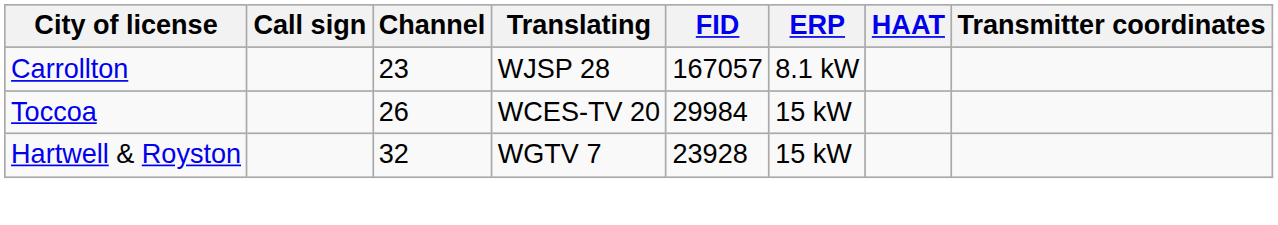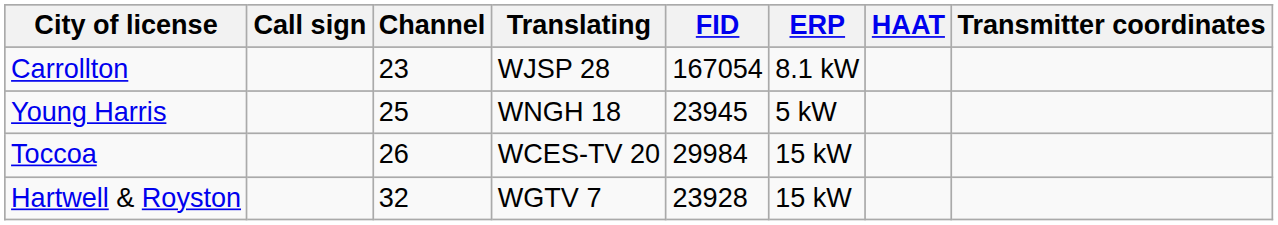(718, 68) 167057 -> (718, 68) 167054
+ row: (89, 111)
